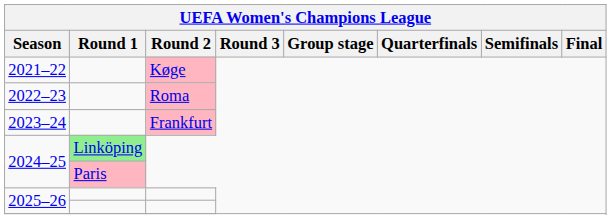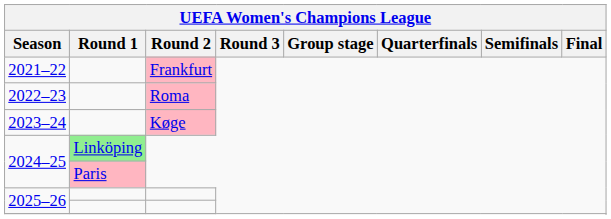(168, 69) Køge -> (181, 69) Frankfurt
(181, 122) Frankfurt -> (168, 122) Køge
